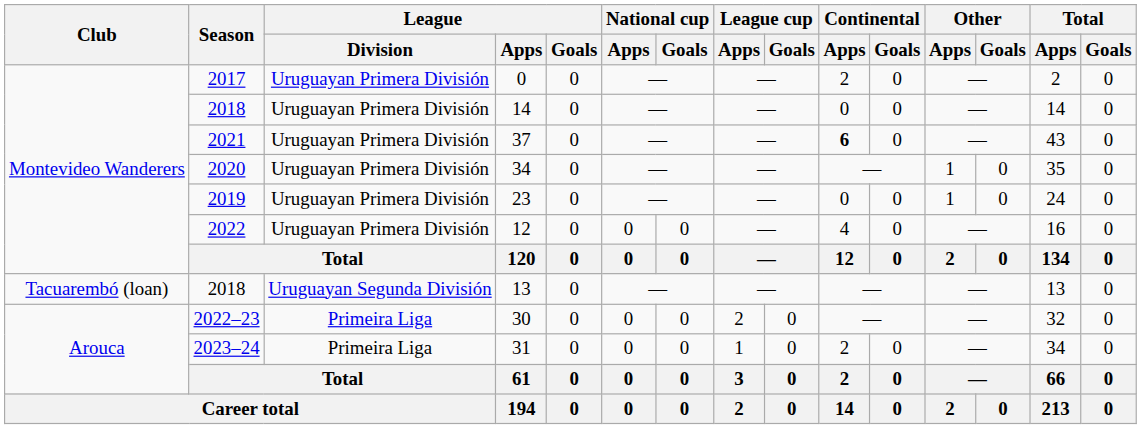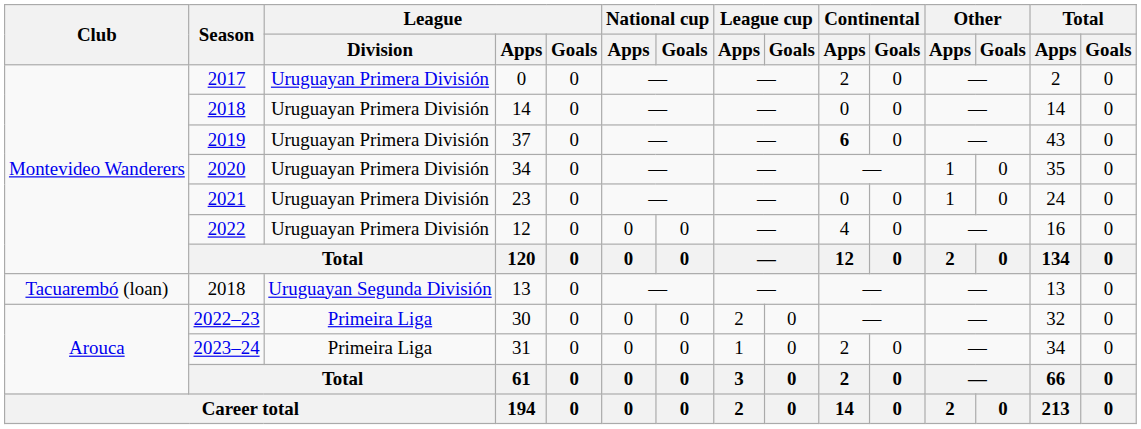(227, 139) 2021 -> (227, 139) 2019
(227, 199) 2019 -> (227, 199) 2021
